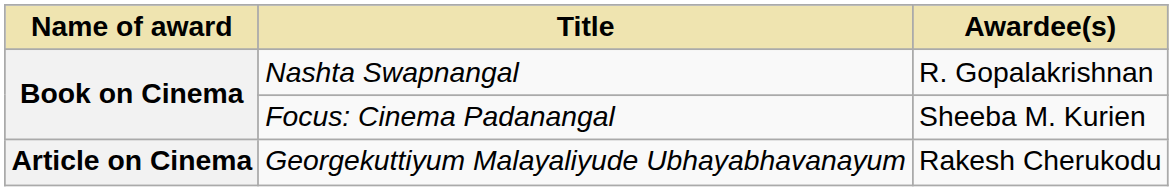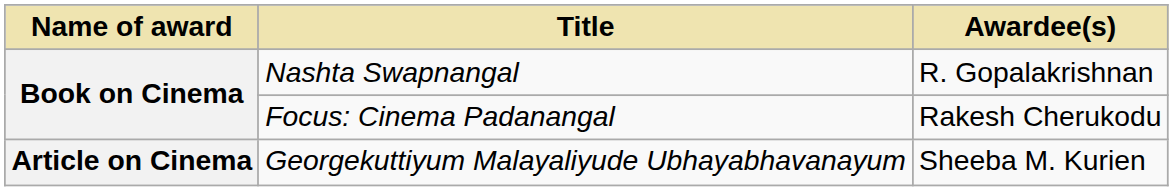(1032, 116) Sheeba M. Kurien -> (1040, 116) Rakesh Cherukodu
(1040, 161) Rakesh Cherukodu -> (1032, 161) Sheeba M. Kurien
